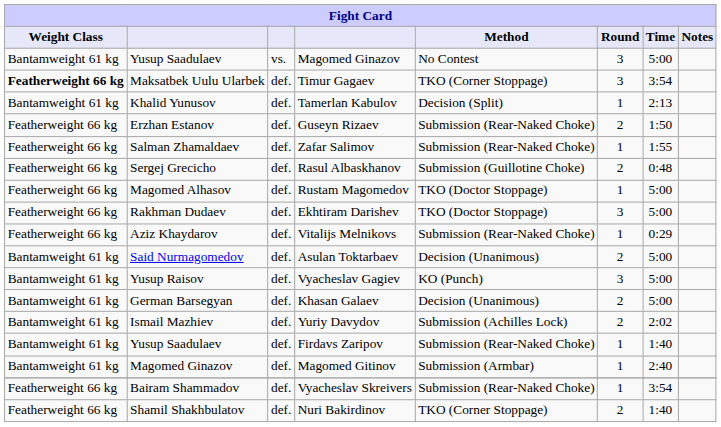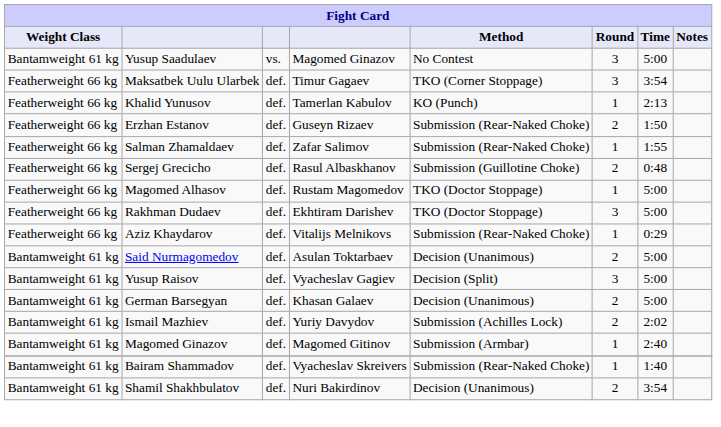(66, 81) bold -> (62, 81) normal
(63, 103) Bantamweight 61 kg -> (62, 103) Featherweight 66 kg
(461, 103) Decision (Split) -> (445, 103) KO (Punch)
(451, 278) KO (Punch) -> (455, 278) Decision (Split)
- row: (340, 344)
(62, 388) Featherweight 66 kg -> (63, 366) Bantamweight 61 kg
(660, 388) 3:54 -> (655, 366) 1:40
(62, 410) Featherweight 66 kg -> (63, 388) Bantamweight 61 kg
(483, 410) TKO (Corner Stoppage) -> (473, 388) Decision (Unanimous)
(660, 410) 1:40 -> (655, 388) 3:54
